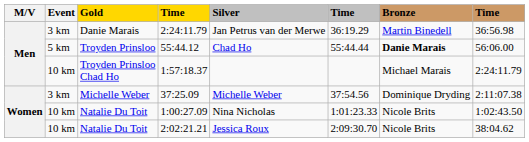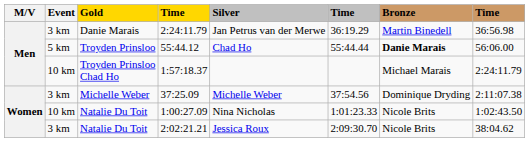(61, 128) 10 km -> (59, 128) 3 km
